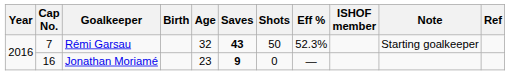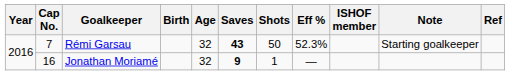(205, 62) 23 -> (205, 62) 32
(274, 62) 0 -> (274, 62) 1
